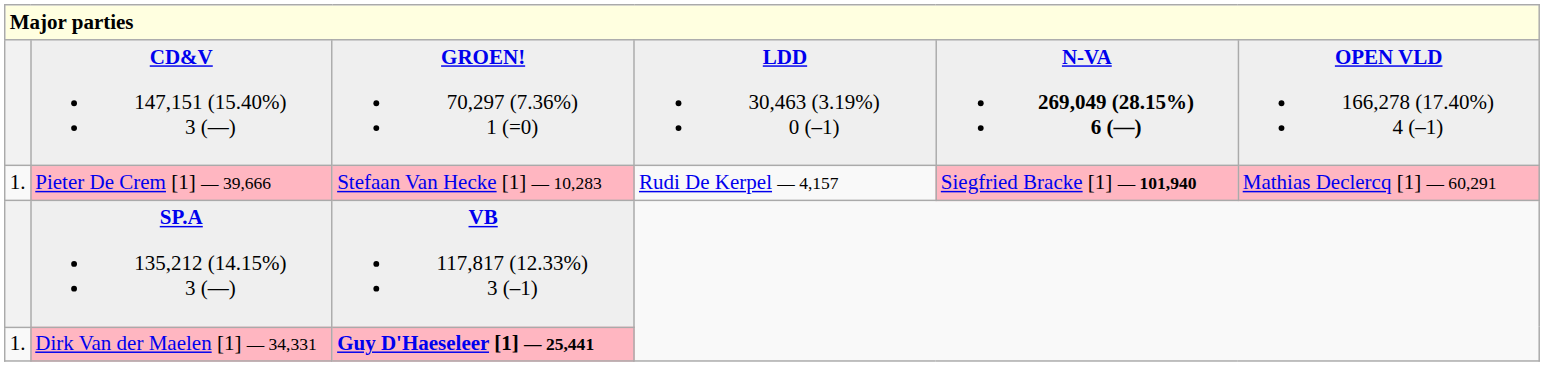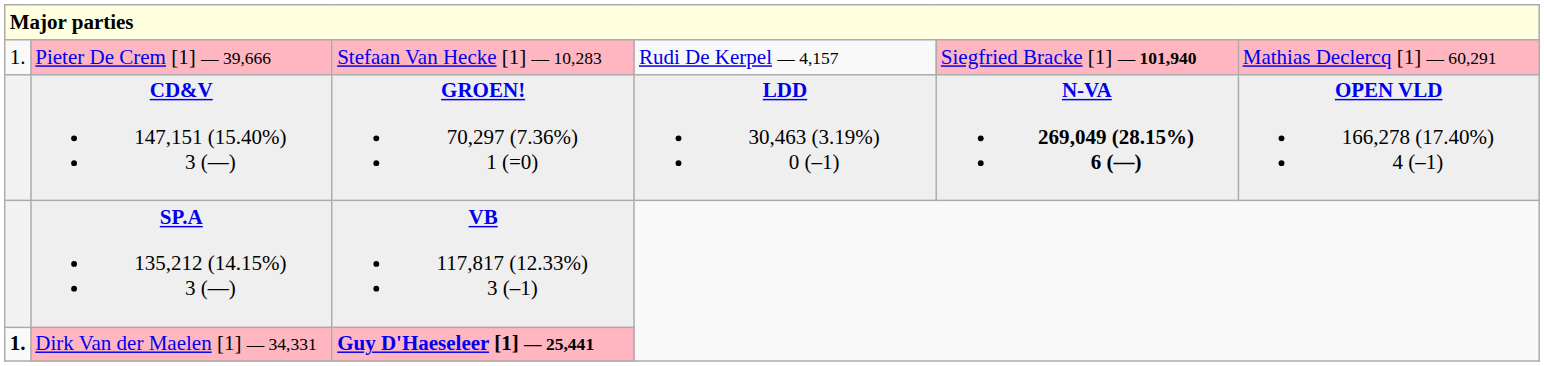rows swapped: (181, 92) <-> (153, 183)
(18, 344) normal -> (18, 344) bold
